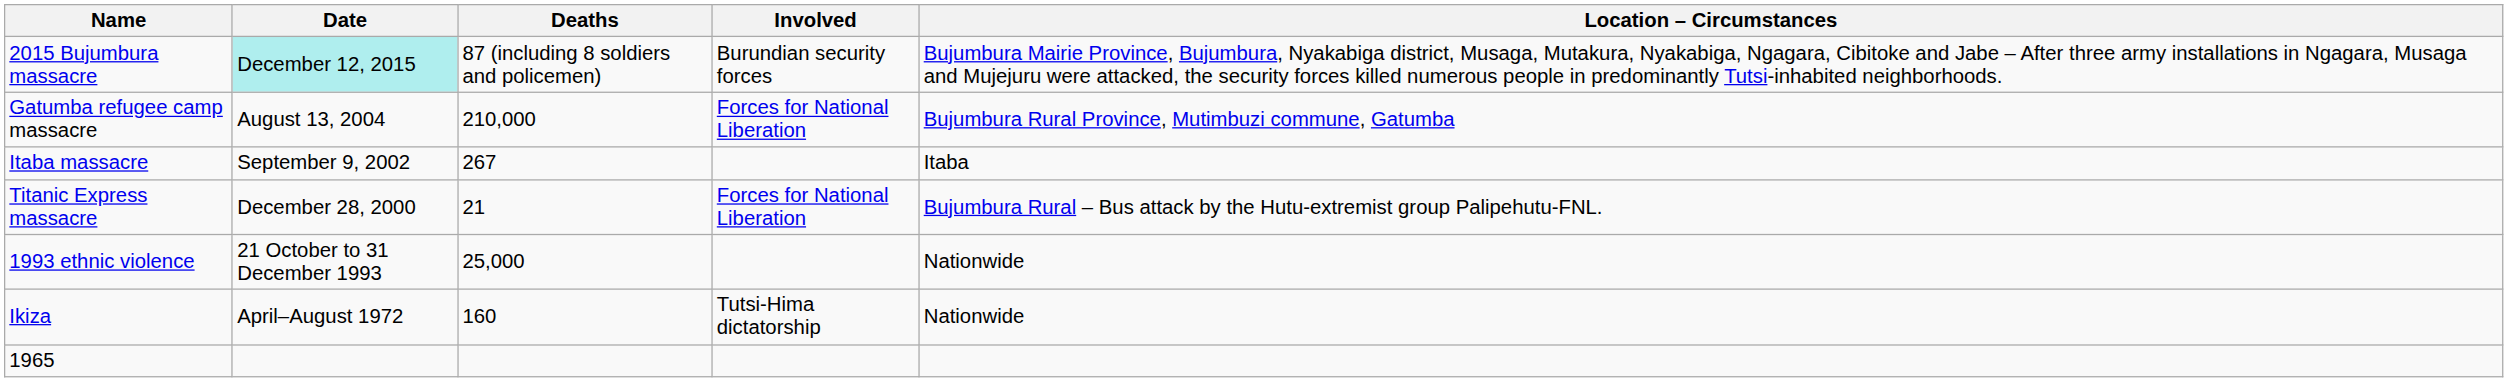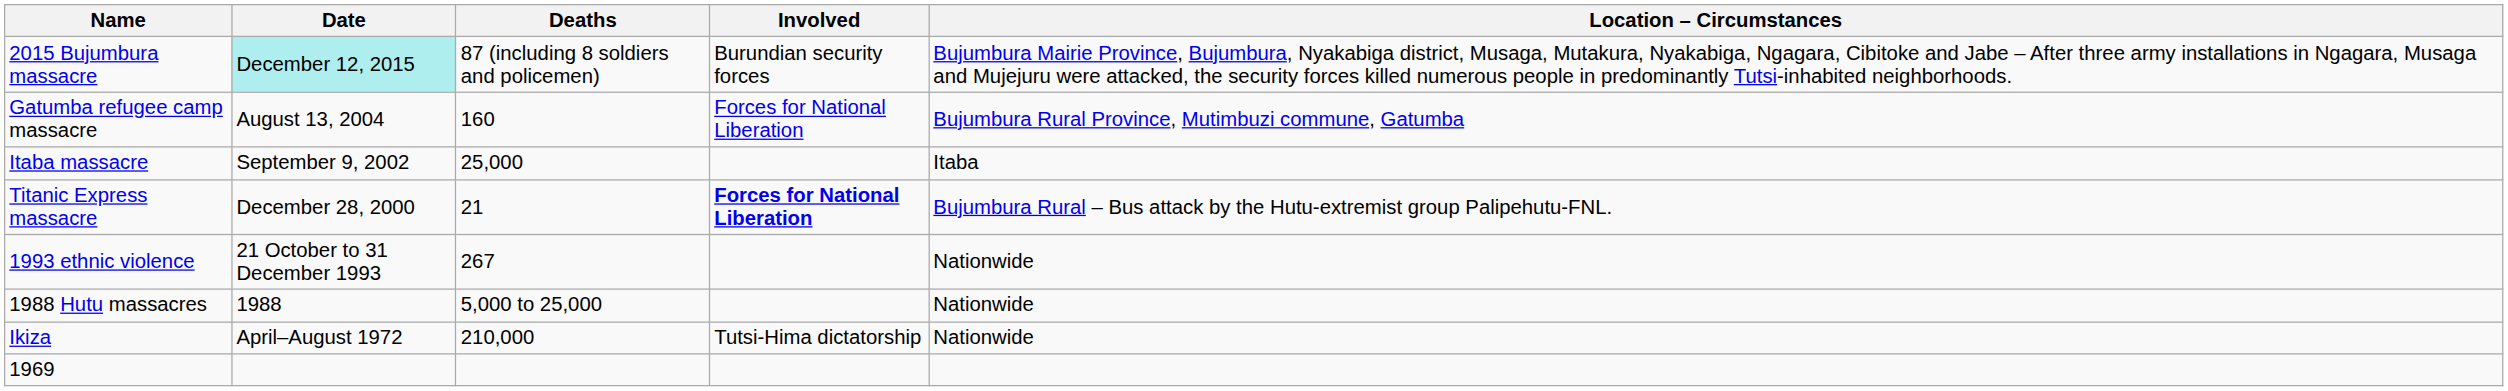(499, 119) 210,000 -> (478, 119) 160
(479, 163) 267 -> (492, 163) 25,000
(803, 206) normal -> (807, 206) bold
(493, 261) 25,000 -> (478, 261) 267
+ row: (108, 305)
(479, 316) 160 -> (498, 337) 210,000
+ row: (32, 369)
- row: (32, 360)
